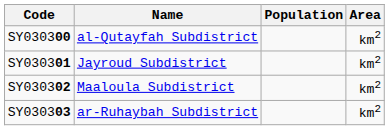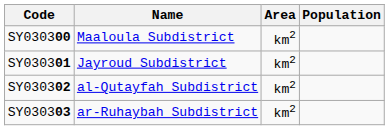columns swapped: (365, 15) <-> (304, 15)
(168, 38) al-Qutayfah Subdistrict -> (156, 38) Maaloula Subdistrict
(156, 88) Maaloula Subdistrict -> (168, 88) al-Qutayfah Subdistrict
